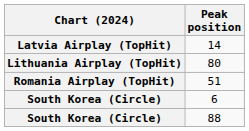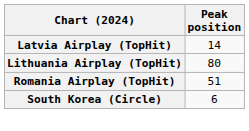- row: (214, 118)
